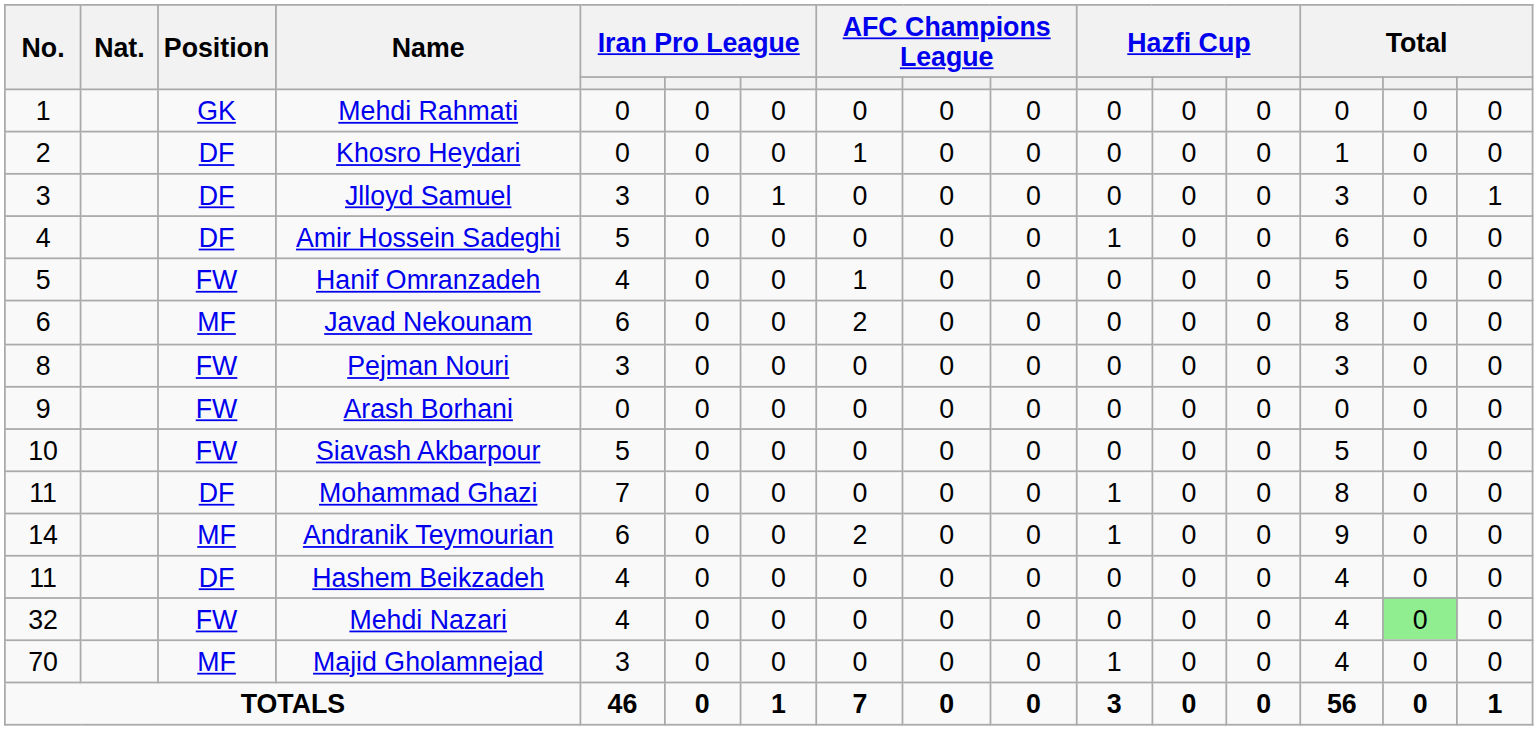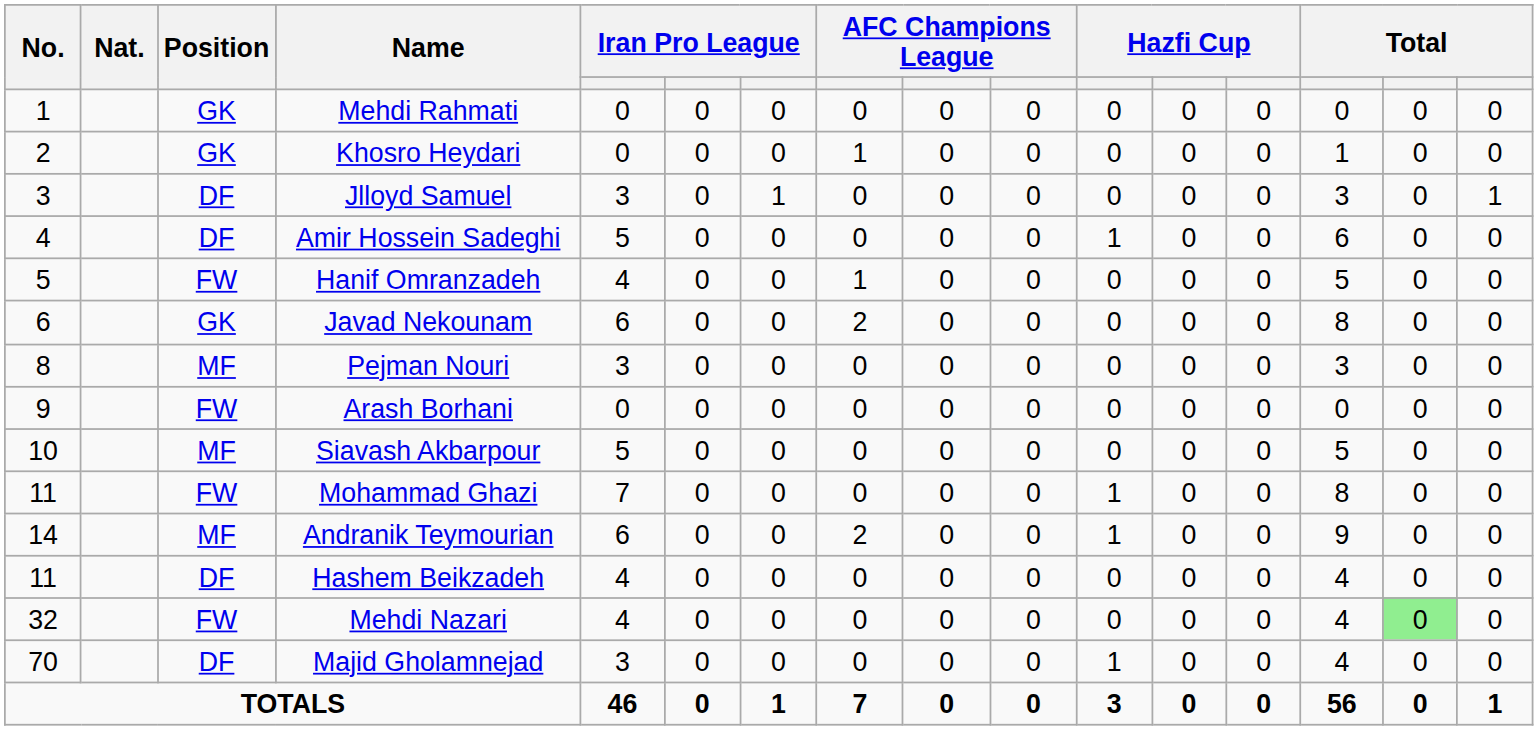(217, 153) DF -> (217, 153) GK
(217, 323) MF -> (217, 323) GK
(217, 365) FW -> (217, 365) MF
(217, 450) FW -> (217, 450) MF
(217, 492) DF -> (217, 492) FW
(217, 661) MF -> (217, 661) DF
